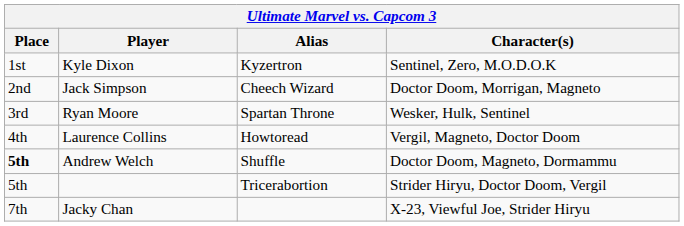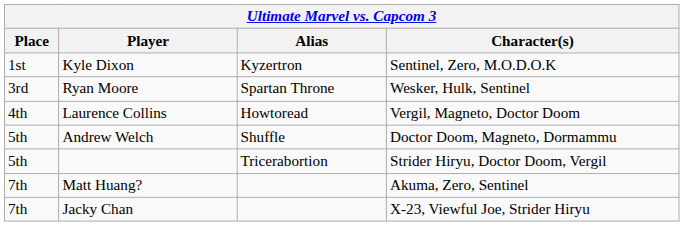- row: (104, 88)
(19, 161) bold -> (18, 137) normal
+ row: (102, 185)
